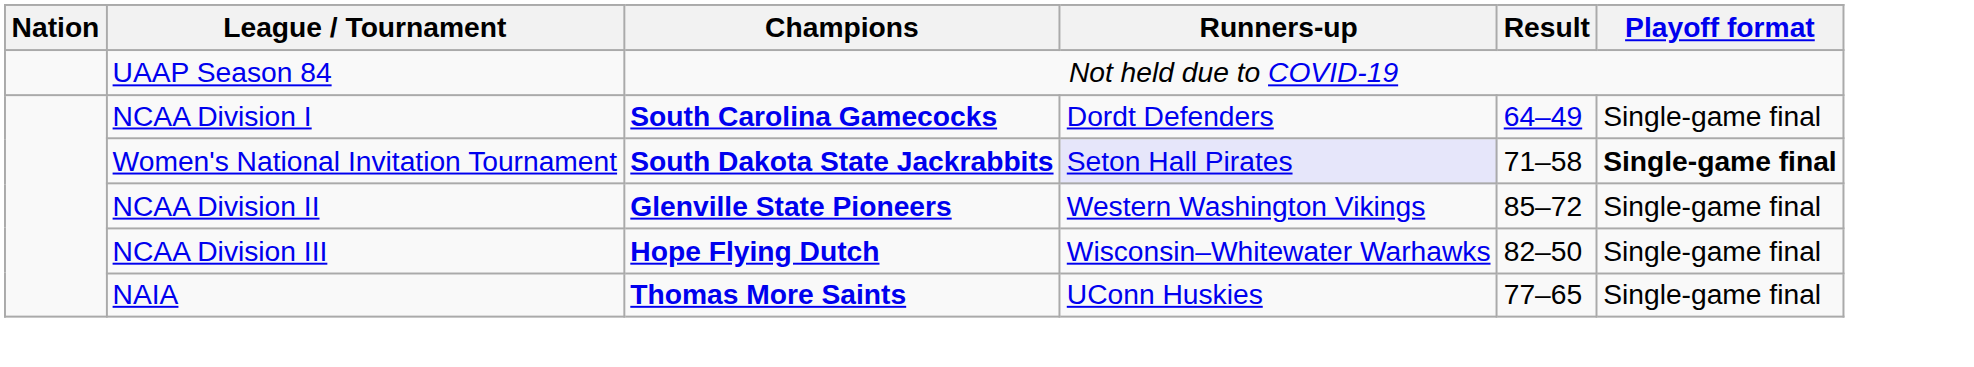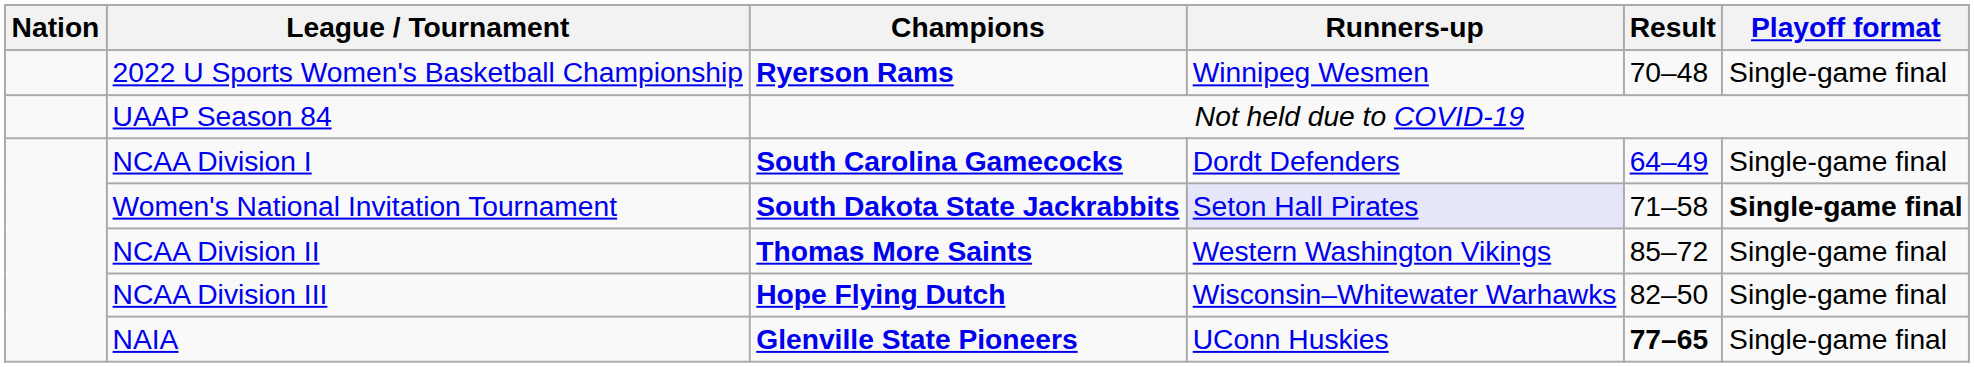+ row: (428, 72)
(791, 206) Glenville State Pioneers -> (894, 251) Thomas More Saints
(768, 295) Thomas More Saints -> (917, 340) Glenville State Pioneers
(1543, 295) normal -> (1669, 340) bold
